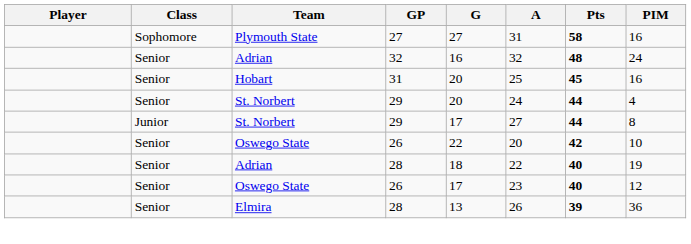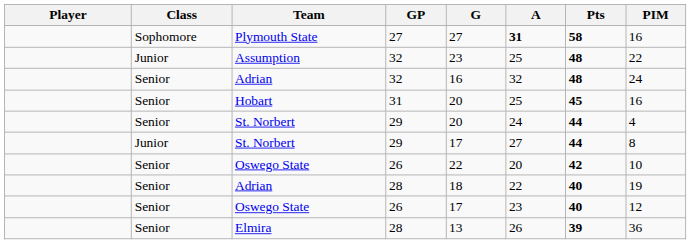(516, 36) normal -> (516, 36) bold
+ row: (267, 57)
